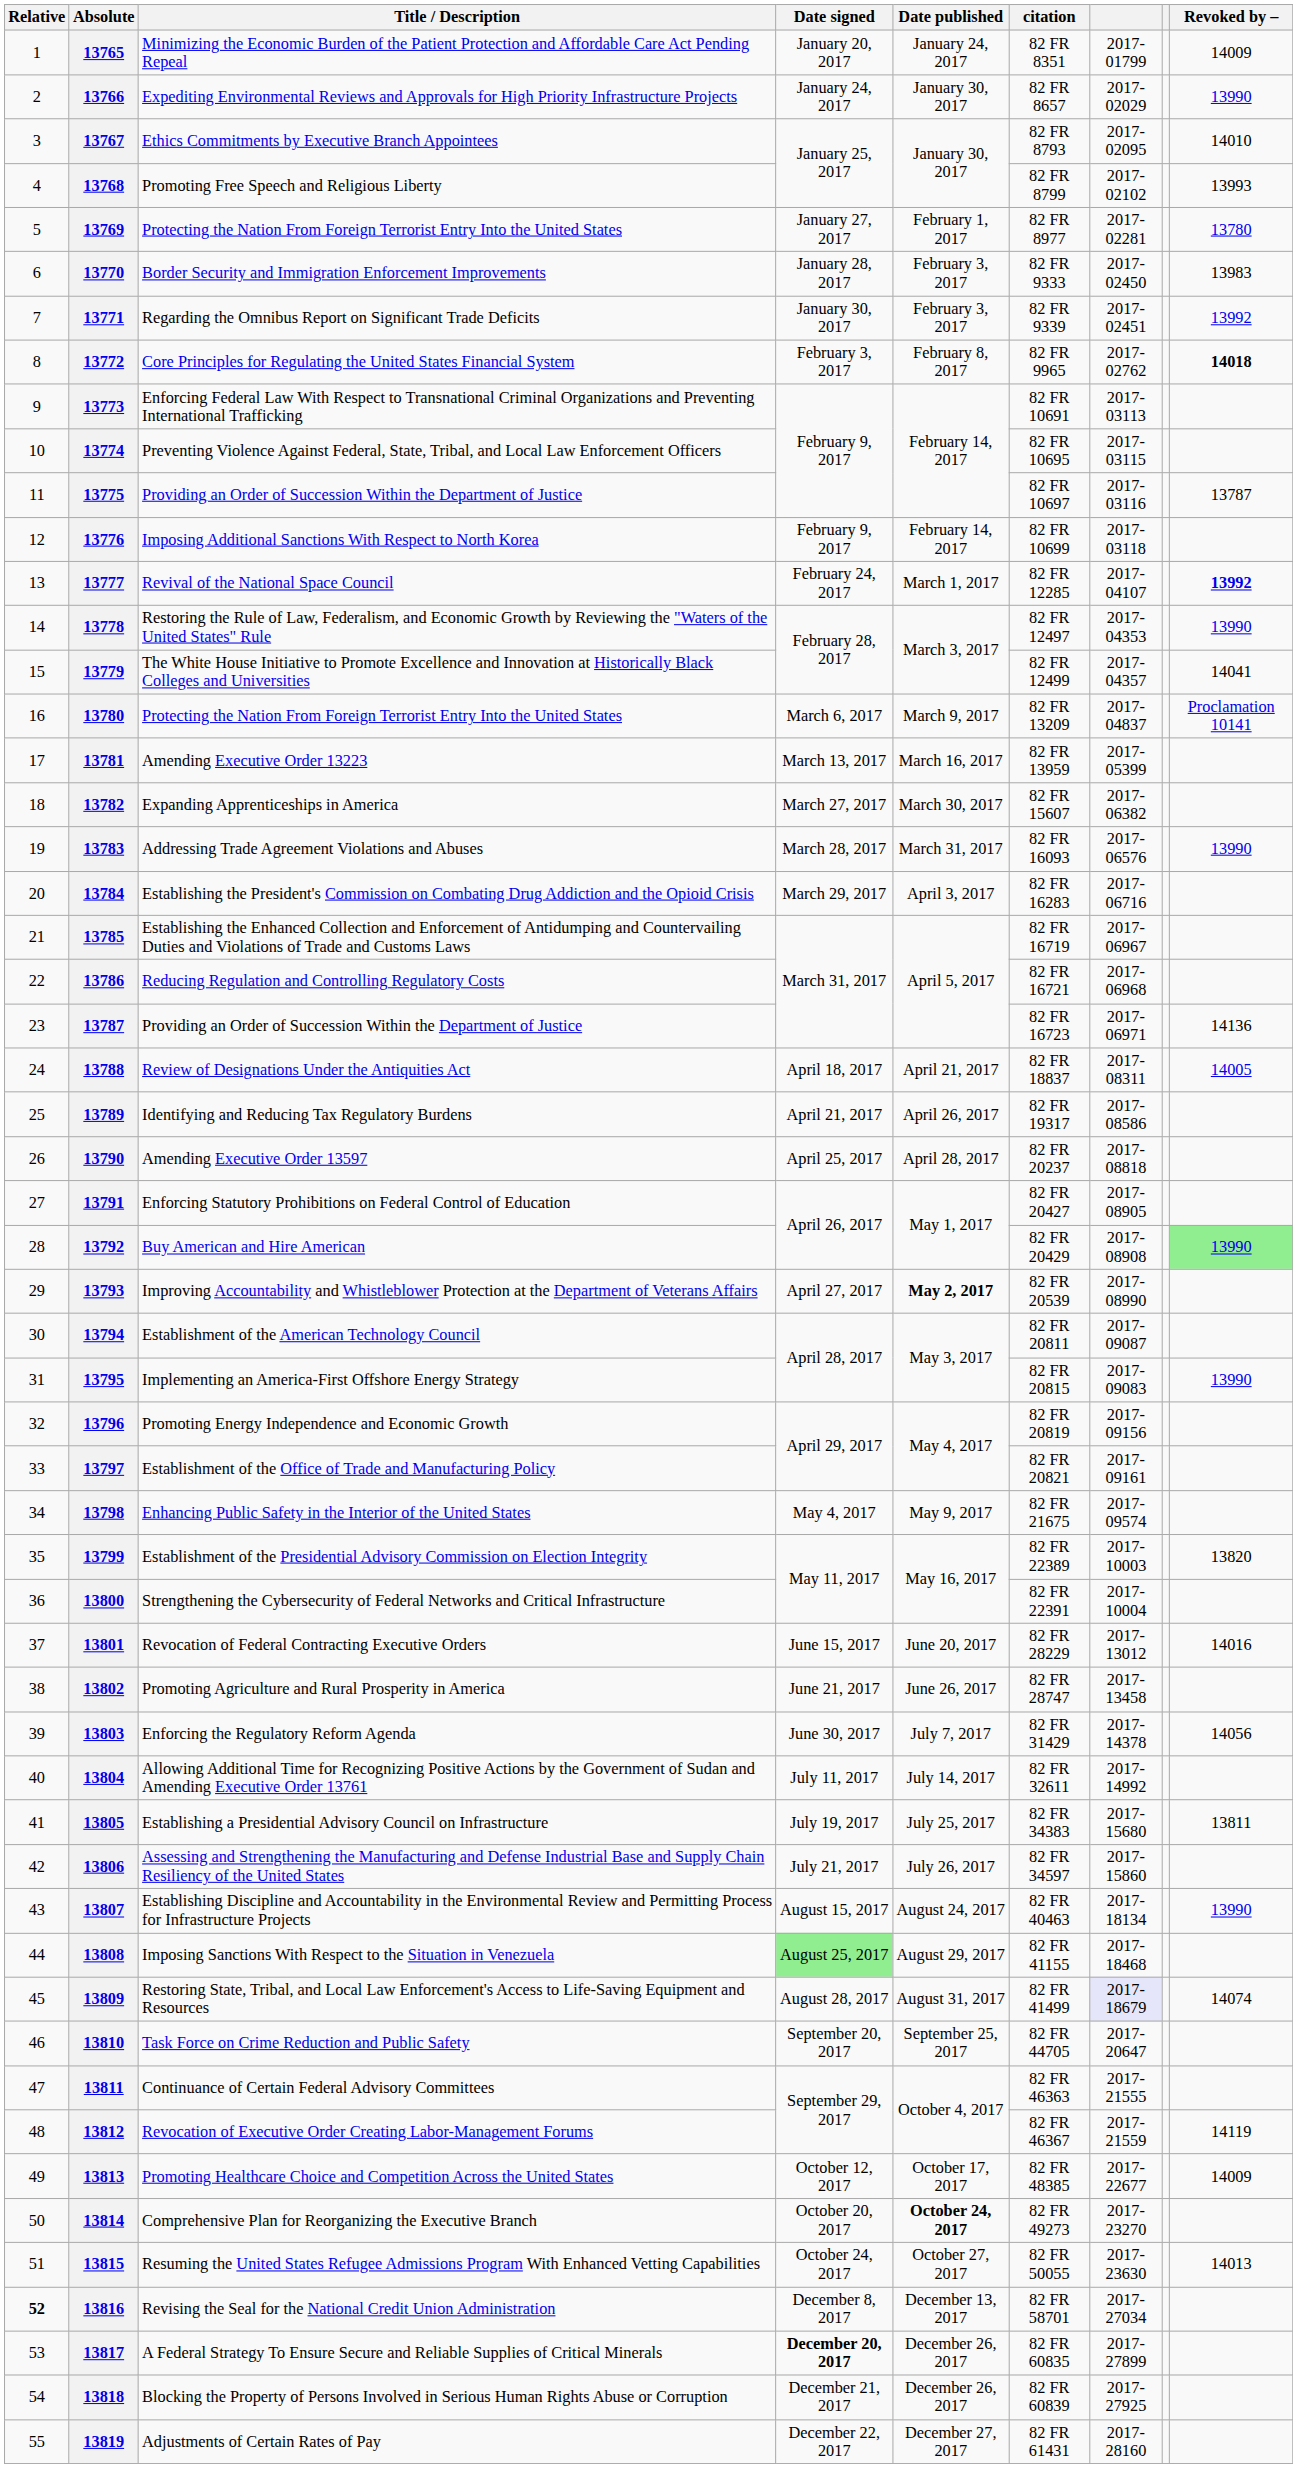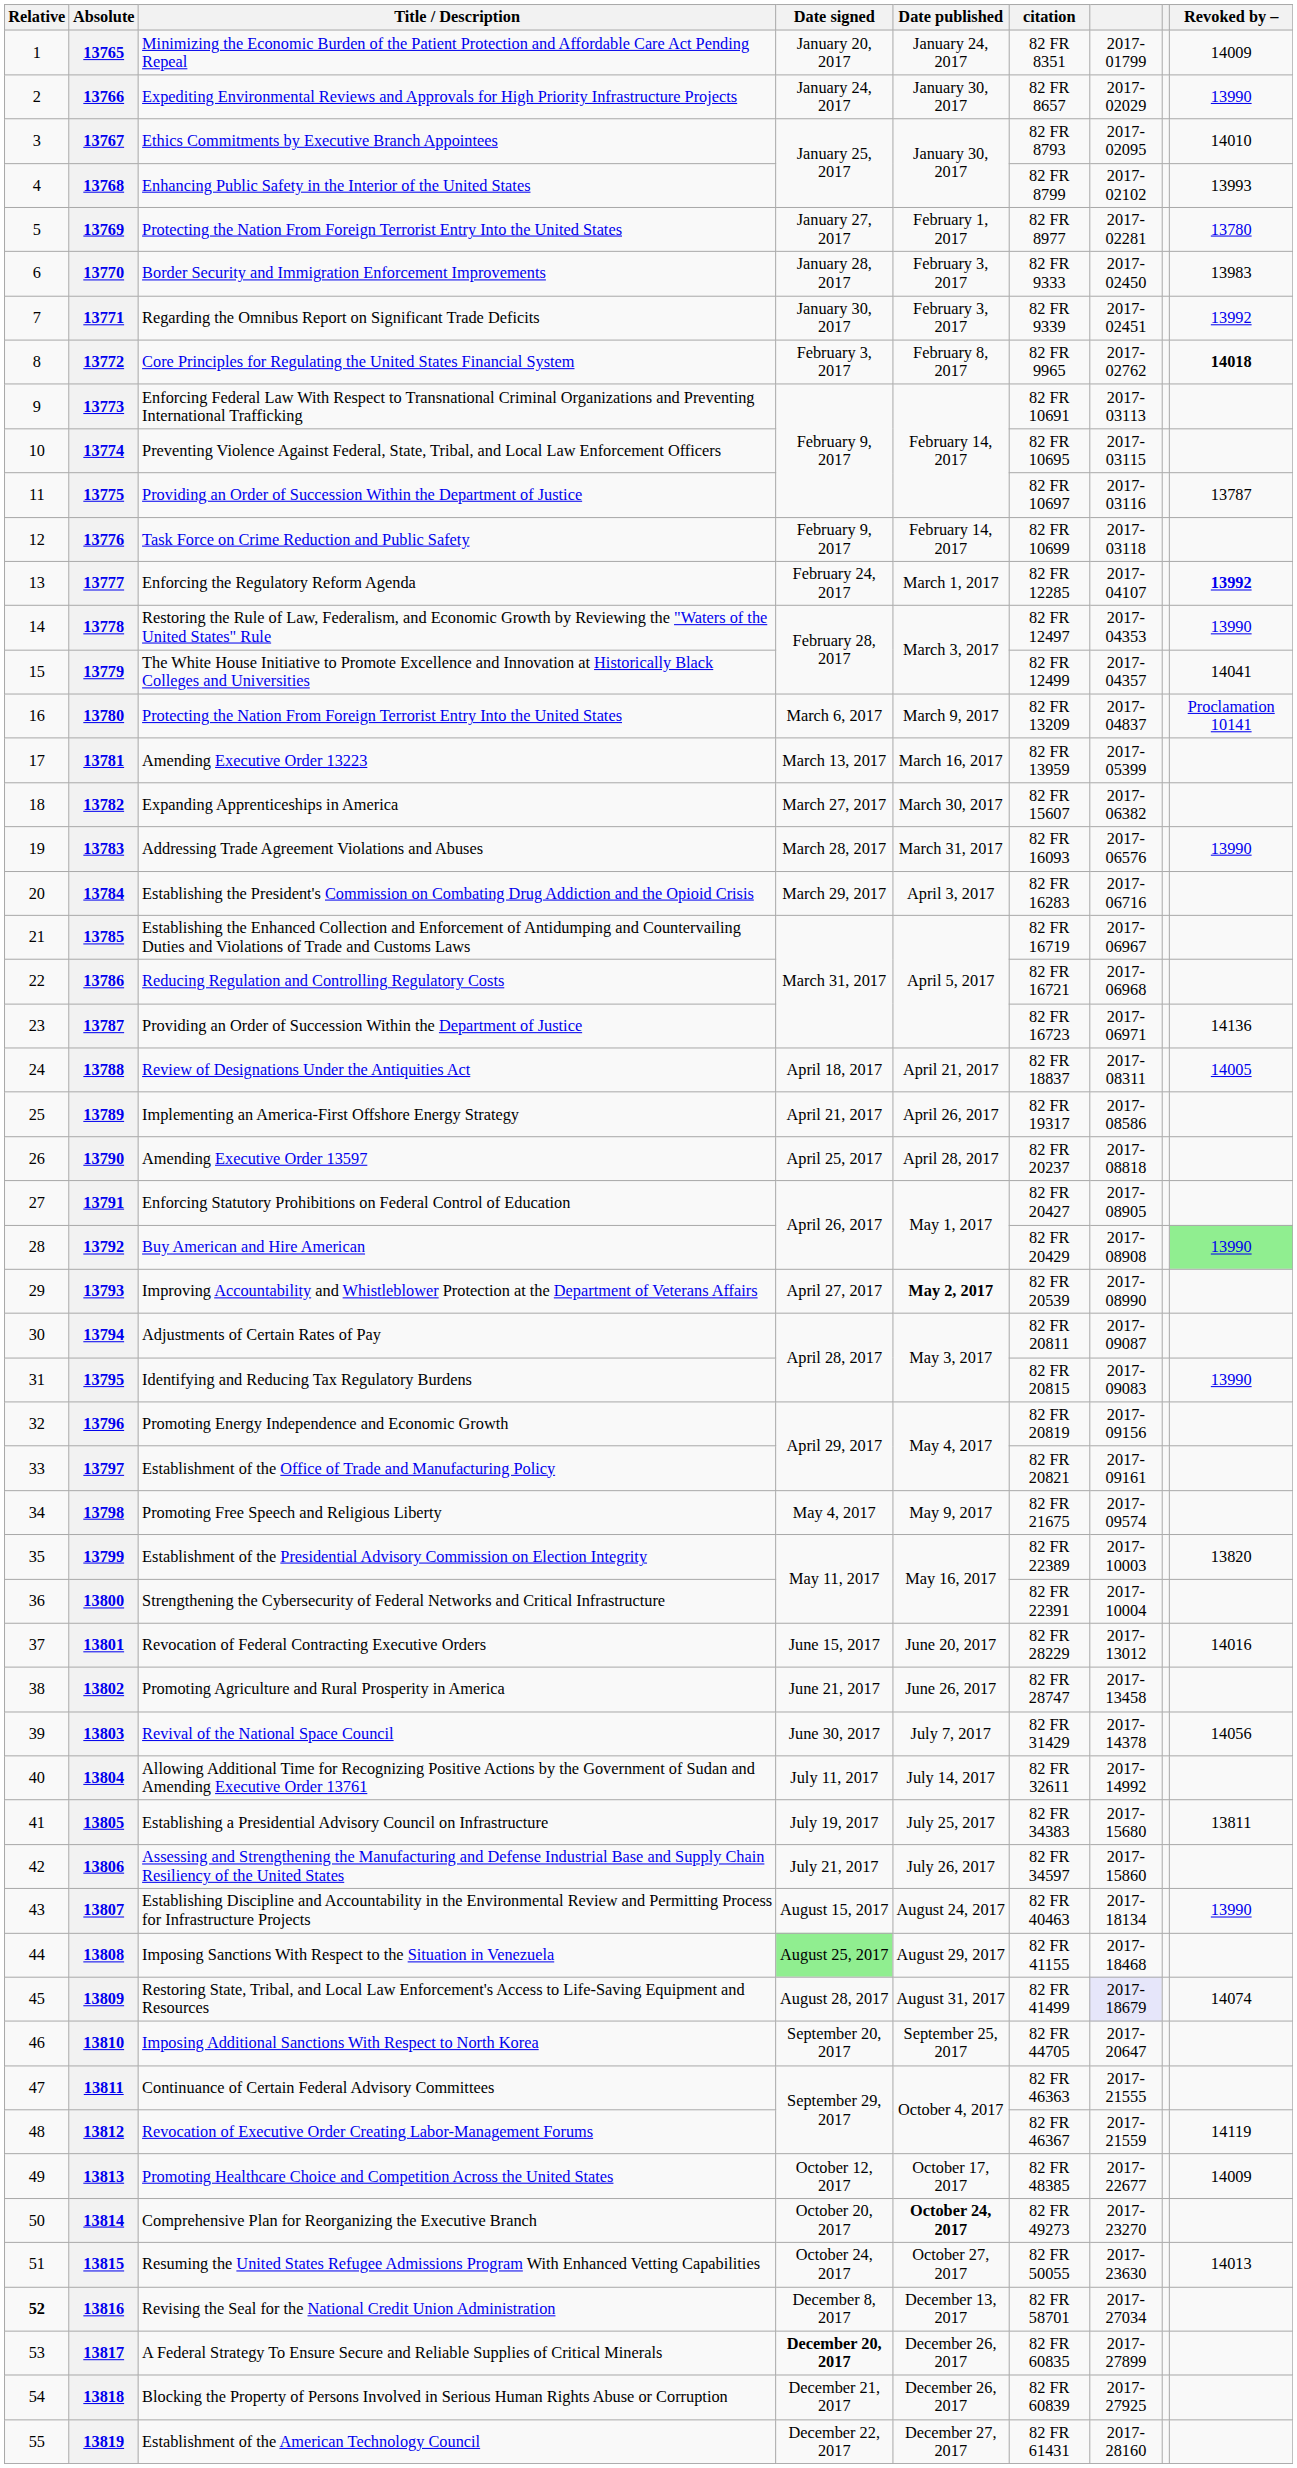(292, 185) Promoting Free Speech and Religious Liberty -> (336, 185) Enhancing Public Safety in the Interior of the United States
(340, 539) Imposing Additional Sanctions With Respect to North Korea -> (306, 539) Task Force on Crime Reduction and Public Safety
(268, 583) Revival of the National Space Council -> (279, 583) Enforcing the Regulatory Reform Agenda
(307, 1114) Identifying and Reducing Tax Regulatory Burdens -> (331, 1114) Implementing an America-First Offshore Energy Strategy
(311, 1335) Establishment of the American Technology Council -> (262, 1335) Adjustments of Certain Rates of Pay
(331, 1379) Implementing an America-First Offshore Energy Strategy -> (307, 1379) Identifying and Reducing Tax Regulatory Burdens
(336, 1512) Enhancing Public Safety in the Interior of the United States -> (292, 1512) Promoting Free Speech and Religious Liberty
(279, 1733) Enforcing the Regulatory Reform Agenda -> (268, 1733) Revival of the National Space Council
(306, 2043) Task Force on Crime Reduction and Public Safety -> (340, 2043) Imposing Additional Sanctions With Respect to North Korea
(262, 2441) Adjustments of Certain Rates of Pay -> (311, 2441) Establishment of the American Technology Council
